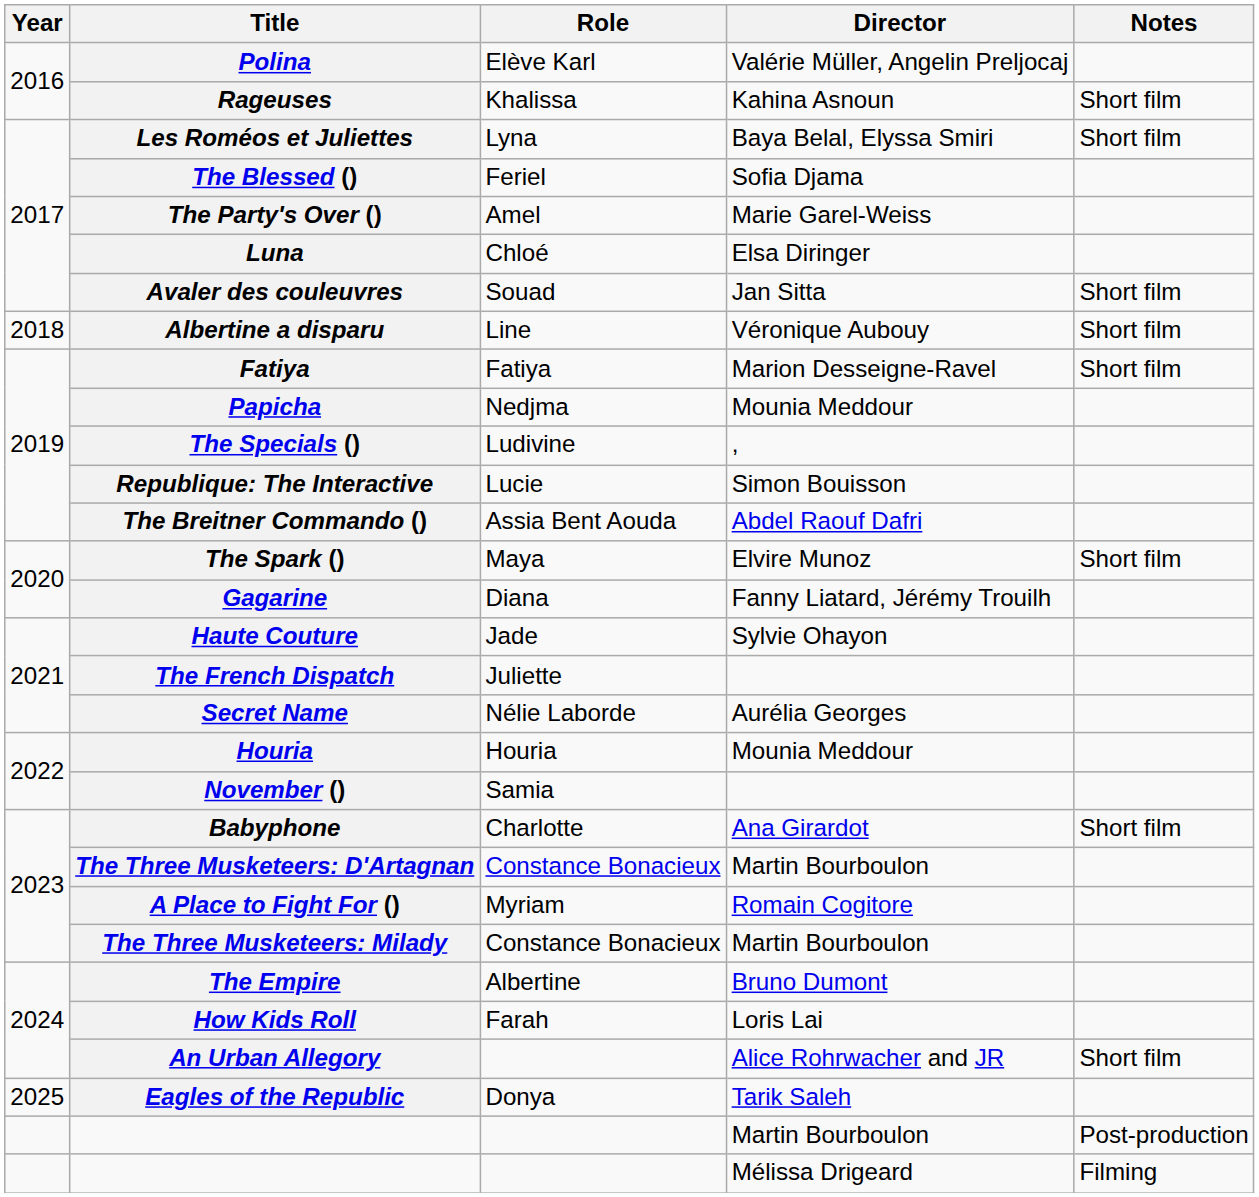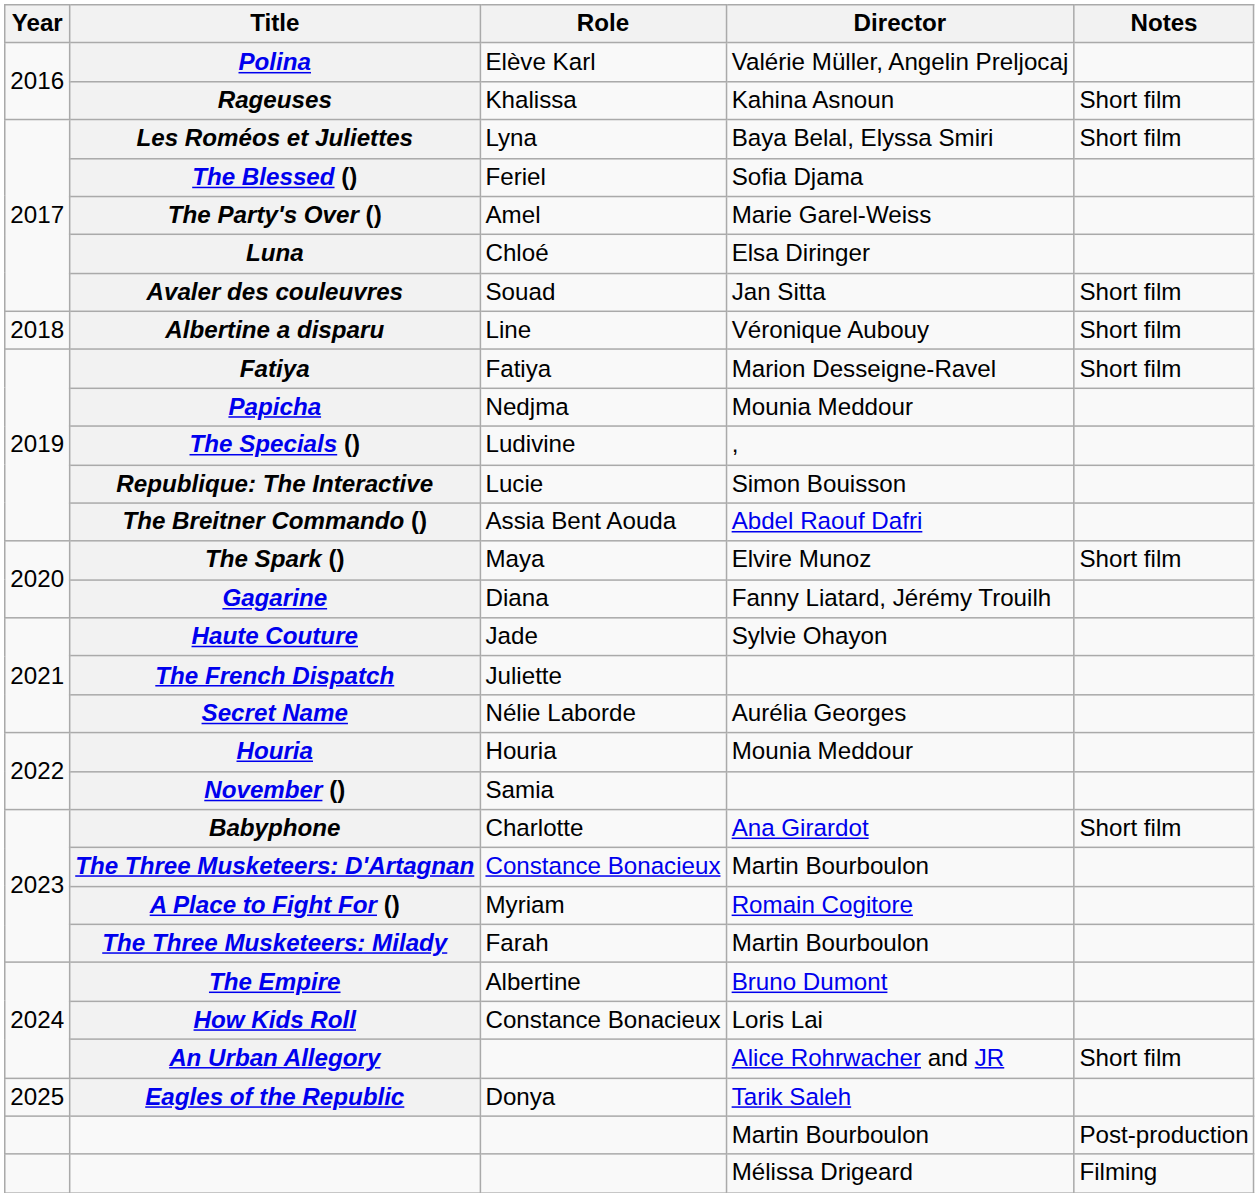(603, 943) Constance Bonacieux -> (517, 943) Farah
(517, 1019) Farah -> (603, 1019) Constance Bonacieux
